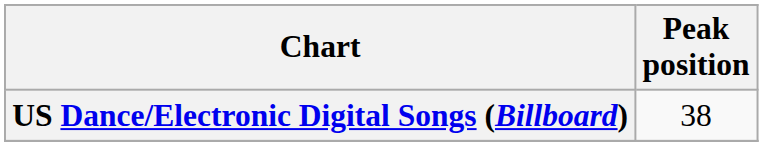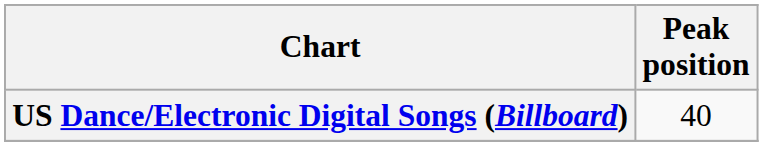(696, 114) 38 -> (696, 114) 40
